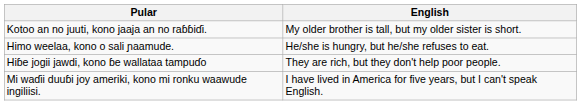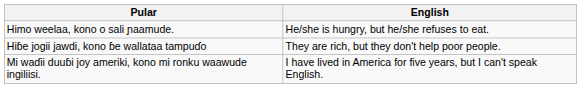- row: (107, 29)
